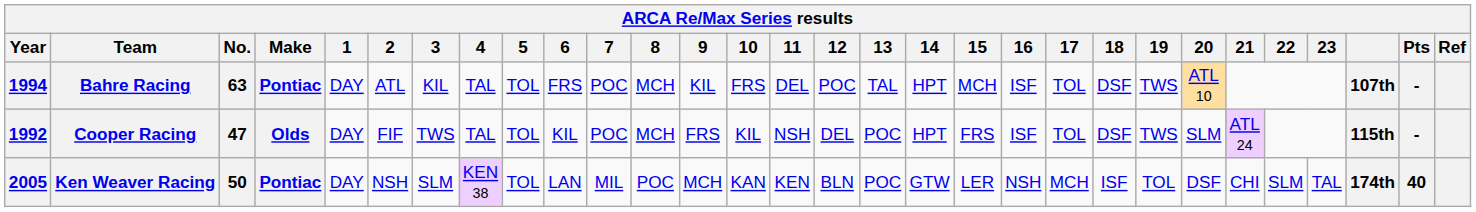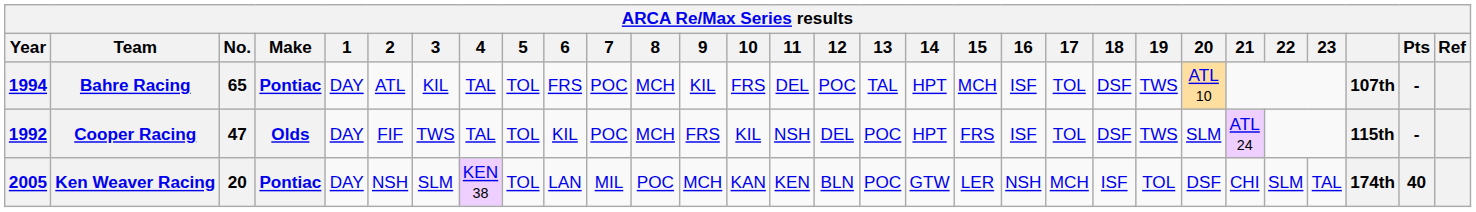(237, 85) 63 -> (237, 85) 65
(237, 182) 50 -> (237, 182) 20
